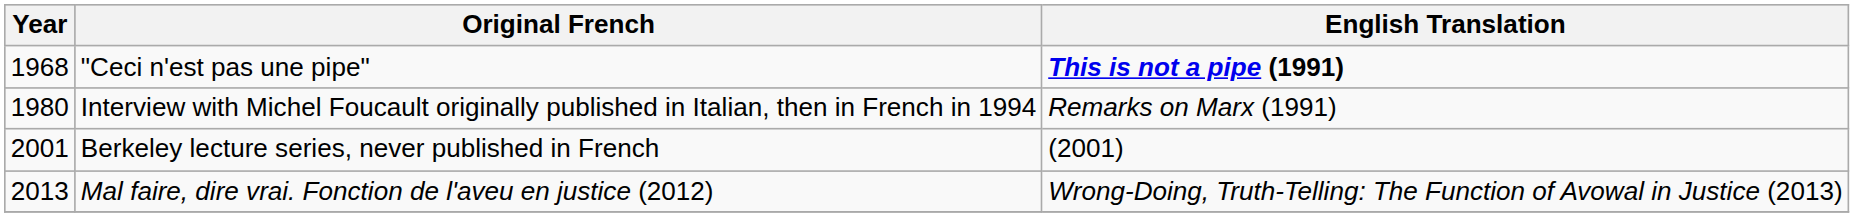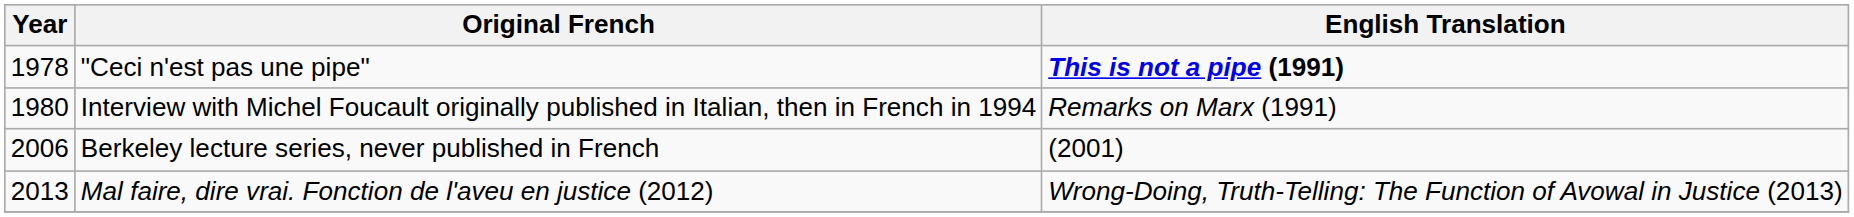(40, 66) 1968 -> (40, 66) 1978
(40, 149) 2001 -> (40, 149) 2006
